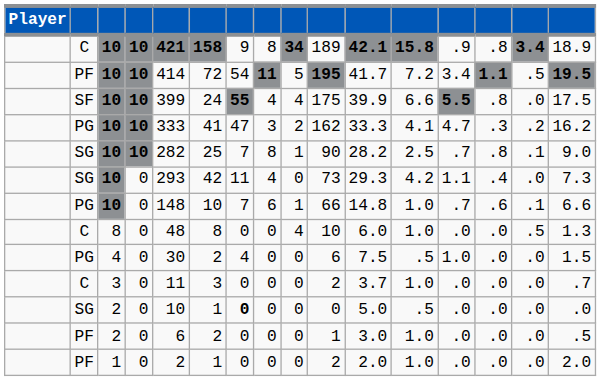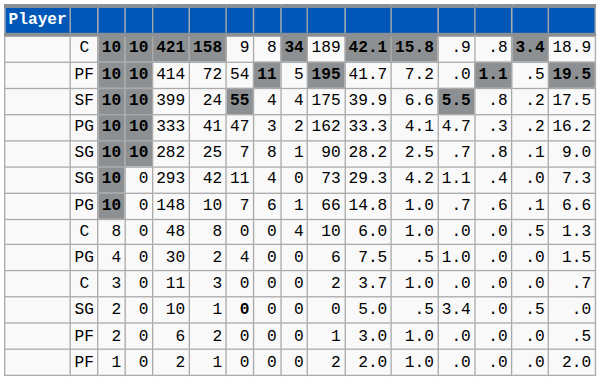(456, 76) 3.4 -> (461, 76) .0
(535, 102) .0 -> (535, 102) .2
(461, 311) .0 -> (456, 311) 3.4
(535, 311) .0 -> (535, 311) .5
